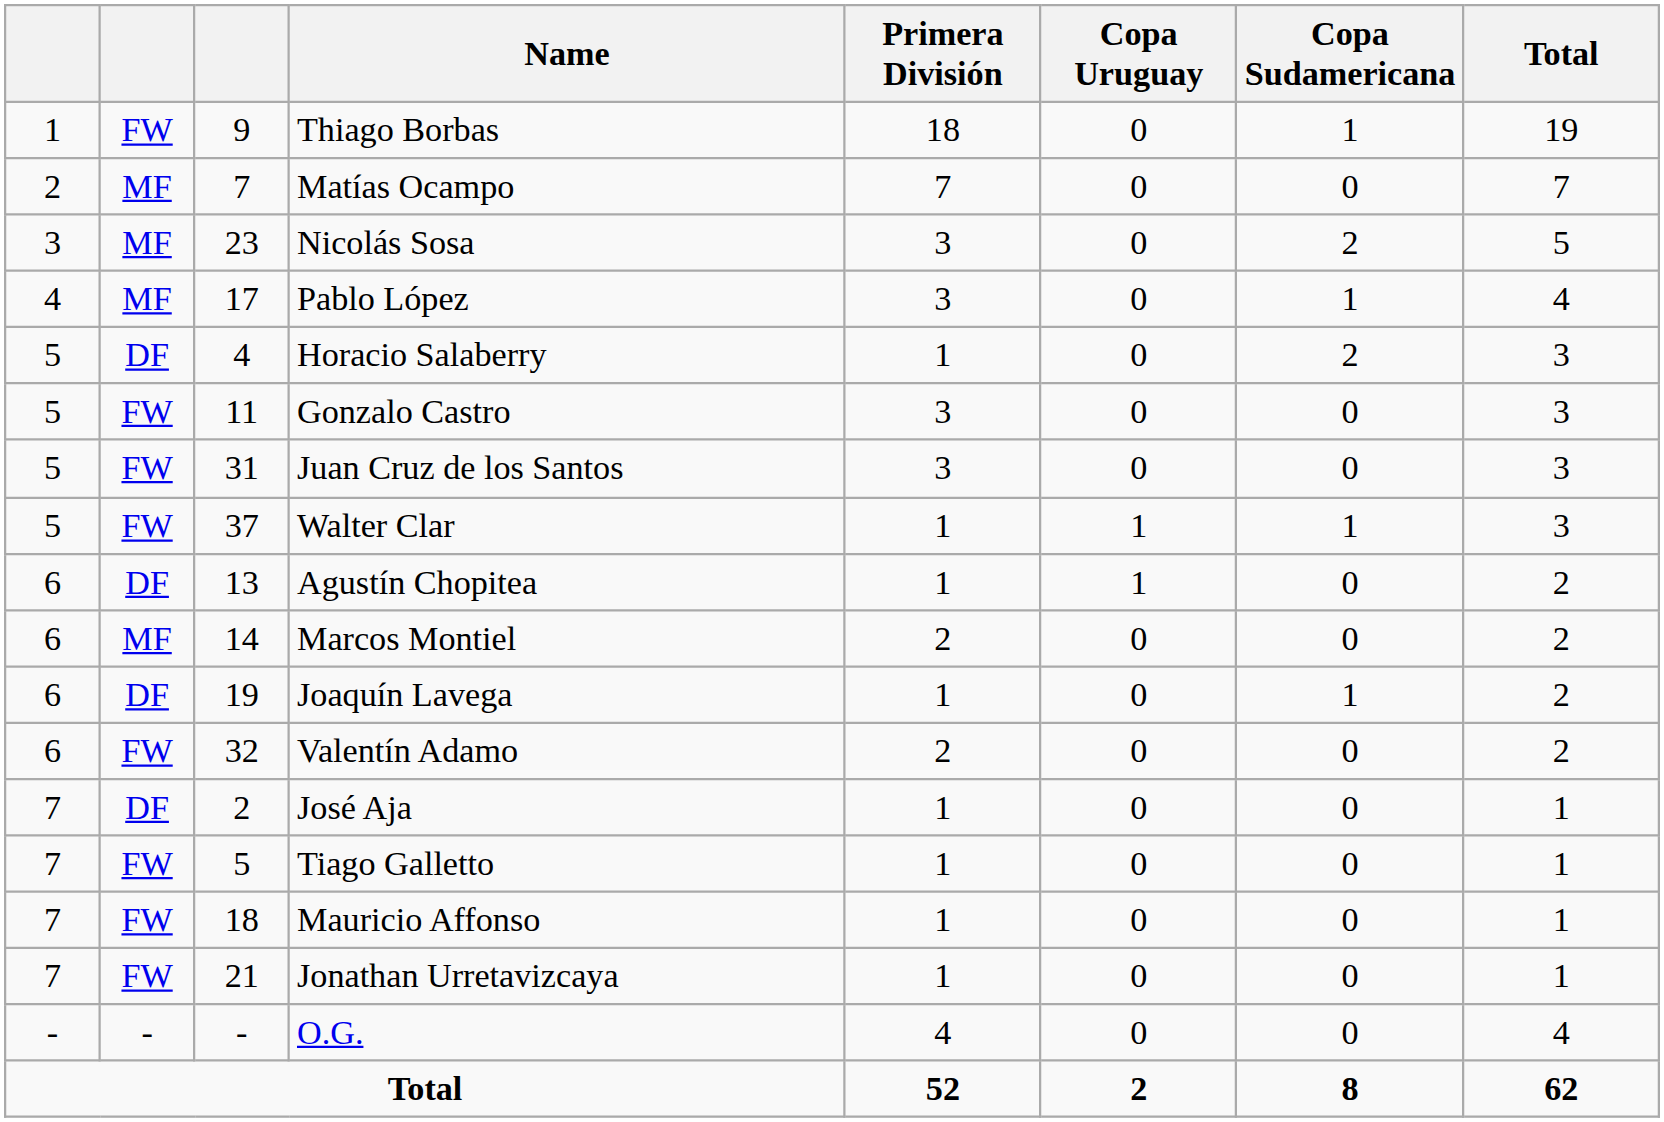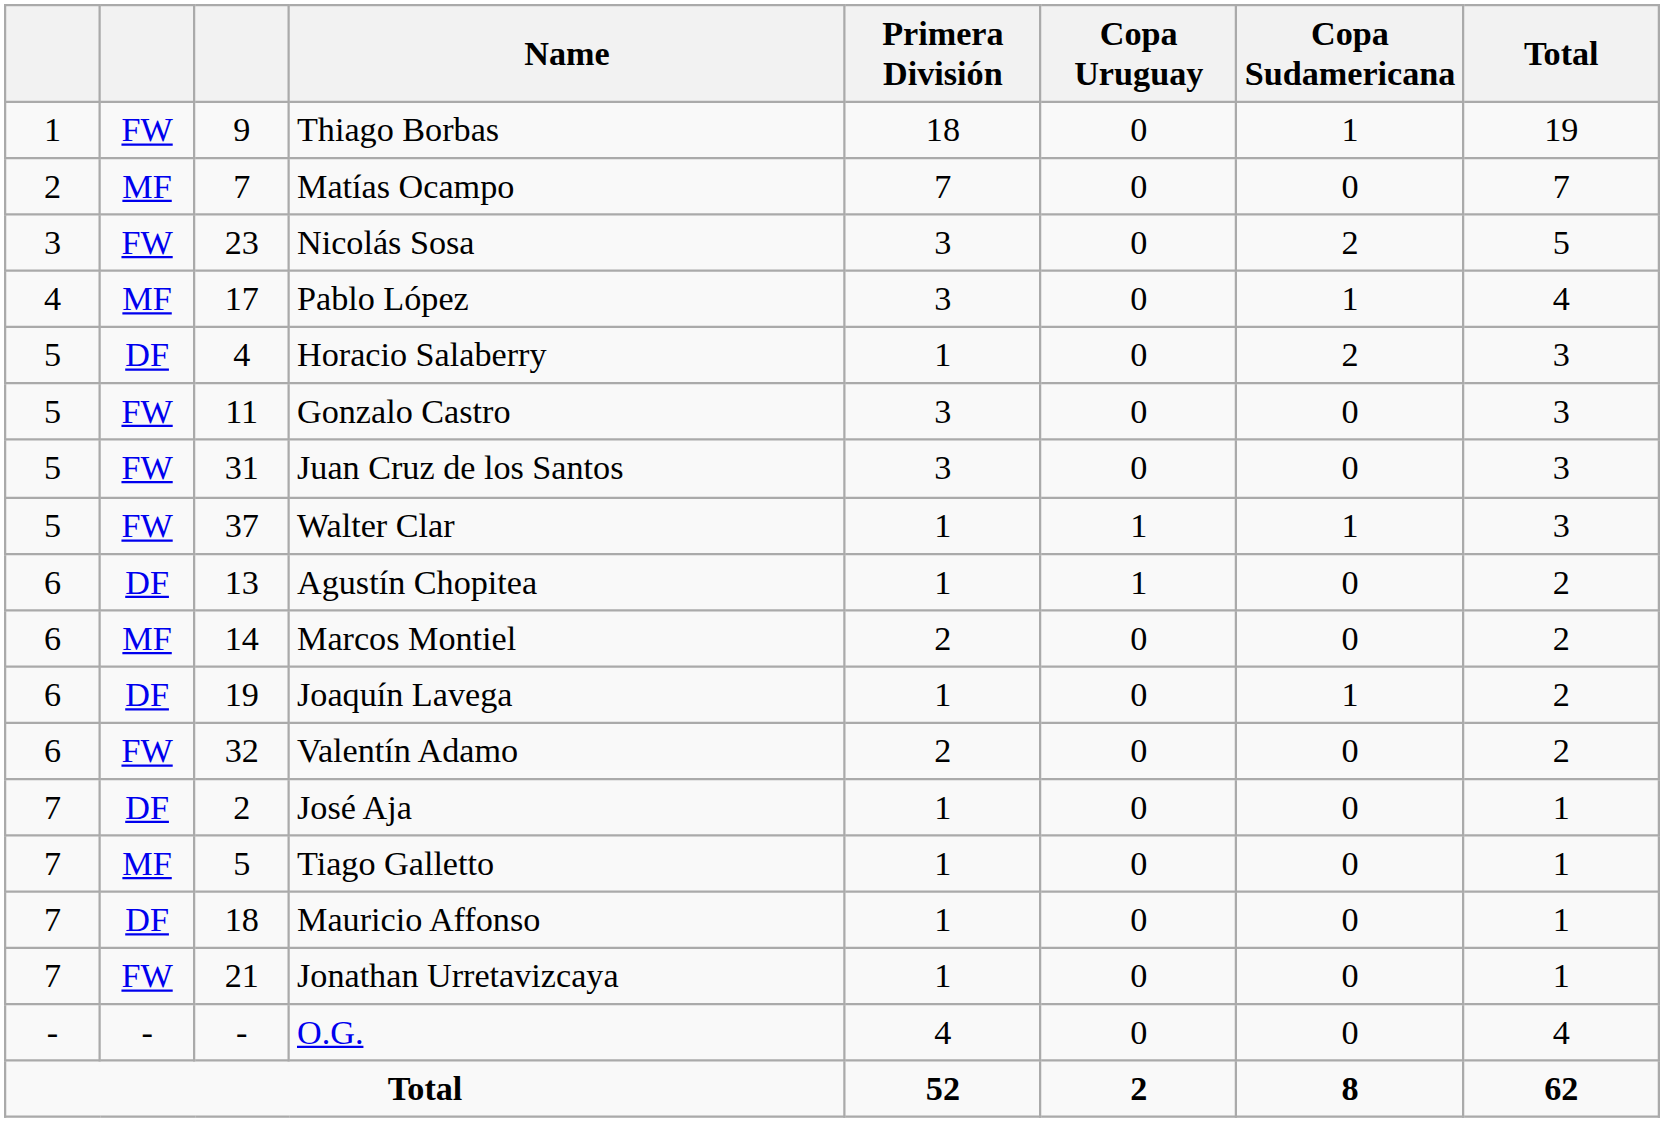(147, 242) MF -> (147, 242) FW
(147, 862) FW -> (147, 862) MF
(147, 919) FW -> (147, 919) DF
